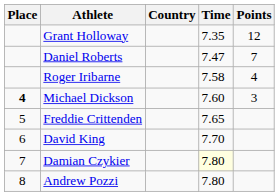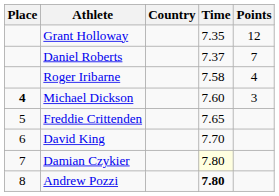(213, 56) 7.47 -> (213, 56) 7.37
(213, 181) normal -> (213, 181) bold
